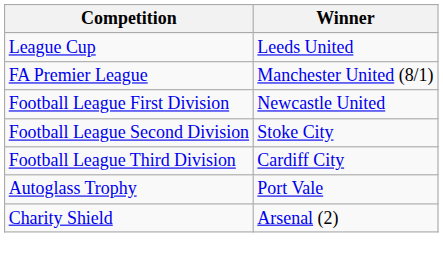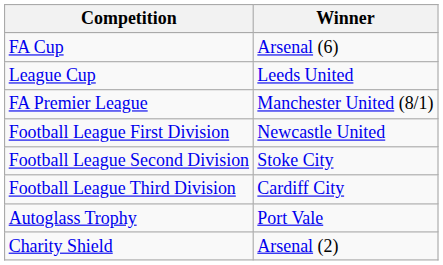+ row: (36, 47)
